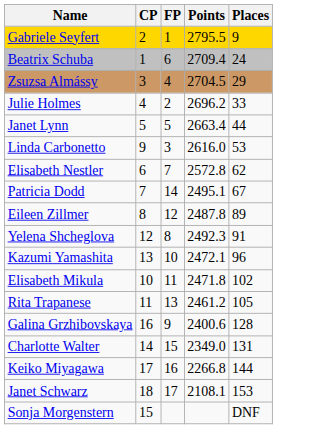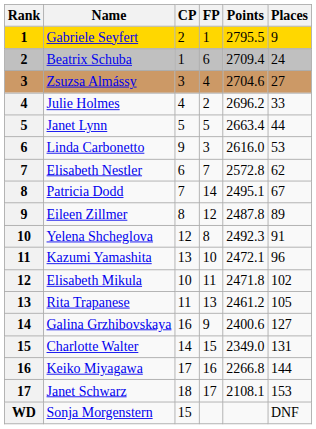+ column: (24, 15)
(206, 81) 2704.5 -> (245, 81) 2704.6
(239, 81) 29 -> (278, 81) 27
(242, 324) 128 -> (281, 324) 127
